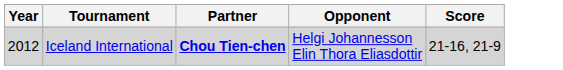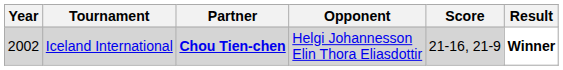+ column: (531, 16)
(23, 46) 2012 -> (23, 46) 2002
